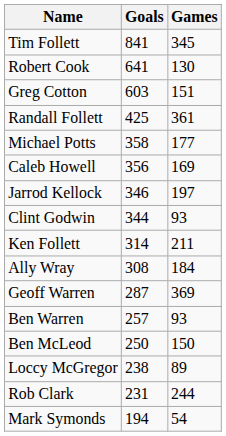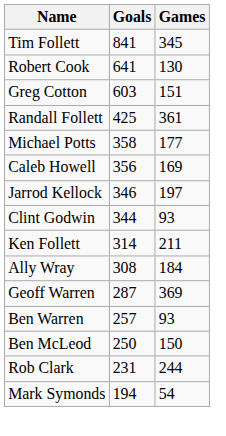- row: (63, 368)
